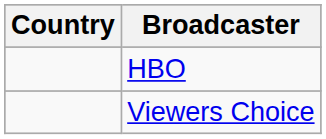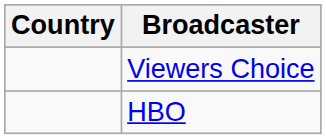rows swapped: (221, 111) <-> (156, 68)
